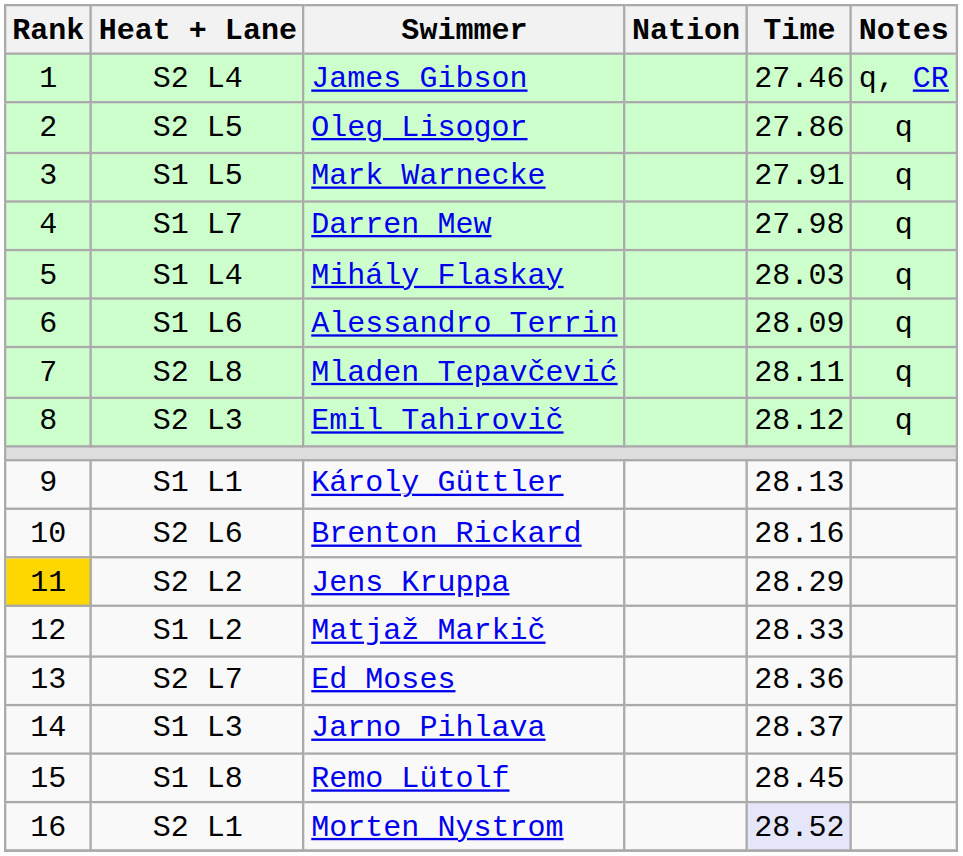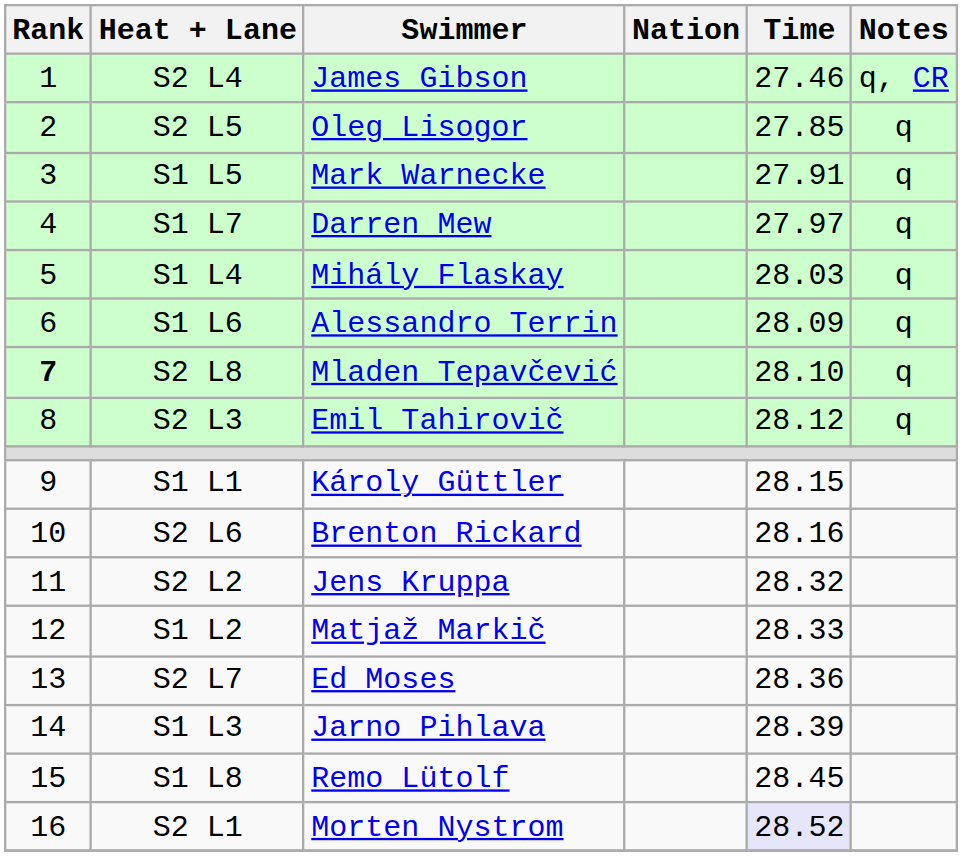(799, 128) 27.86 -> (799, 128) 27.85
(799, 225) 27.98 -> (799, 225) 27.97
(48, 372) normal -> (48, 372) bold
(799, 372) 28.11 -> (799, 372) 28.10
(799, 484) 28.13 -> (799, 484) 28.15
(48, 582) gold background -> (48, 582) no background
(799, 582) 28.29 -> (799, 582) 28.32
(799, 729) 28.37 -> (799, 729) 28.39
